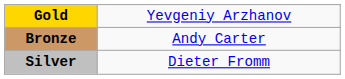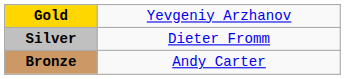rows swapped: (51, 62) <-> (51, 39)
